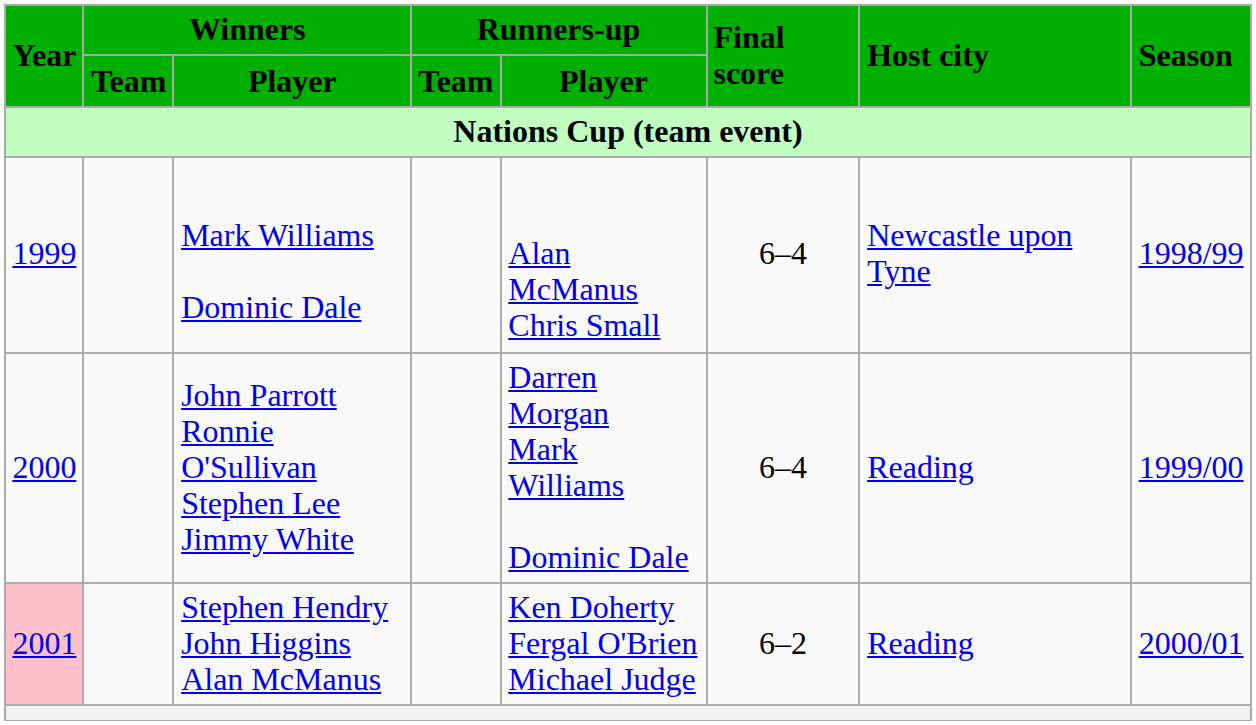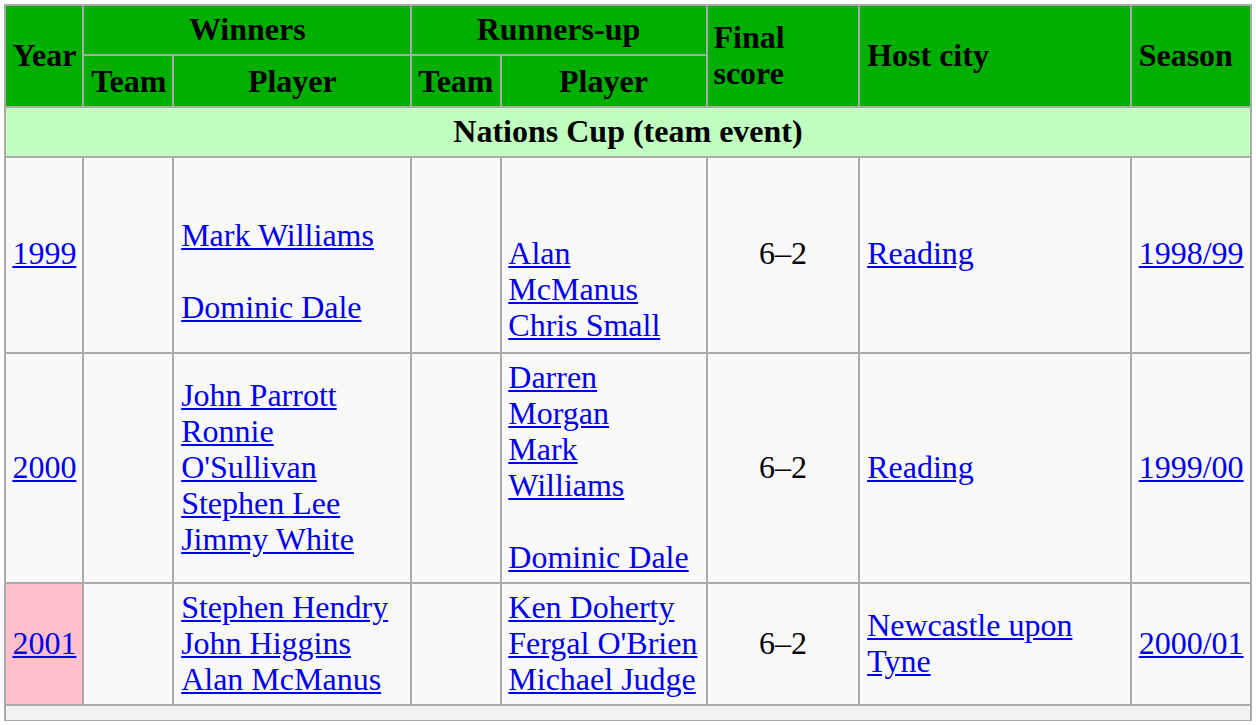(783, 254) 6–4 -> (783, 254) 6–2
(970, 254) Newcastle upon Tyne -> (920, 254) Reading
(783, 466) 6–4 -> (783, 466) 6–2
(920, 643) Reading -> (970, 643) Newcastle upon Tyne
